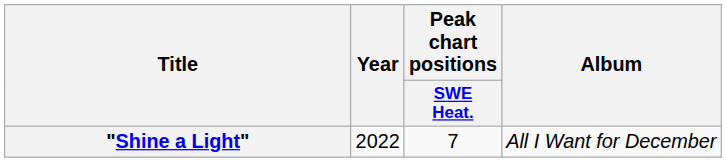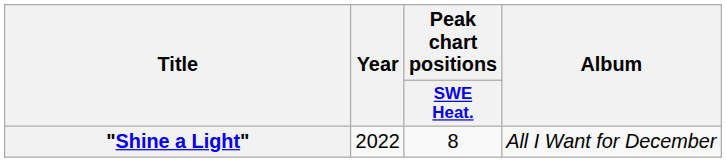(453, 141) 7 -> (453, 141) 8
